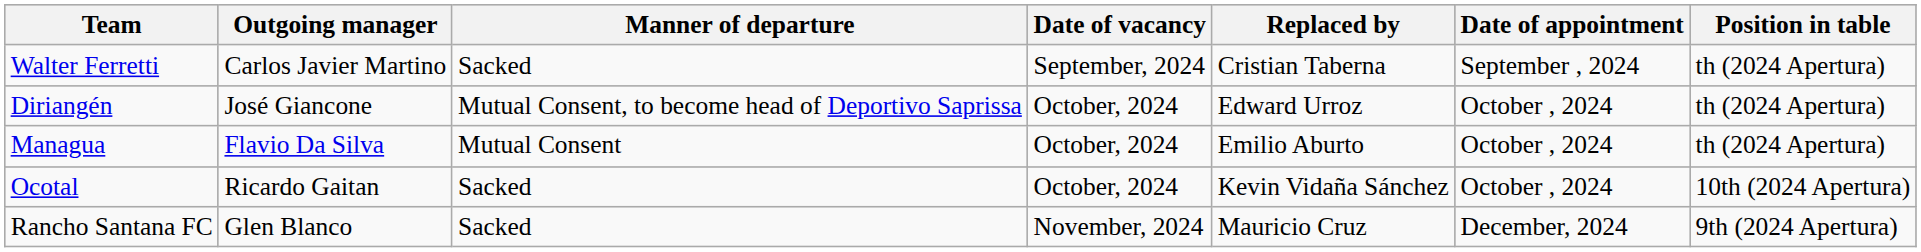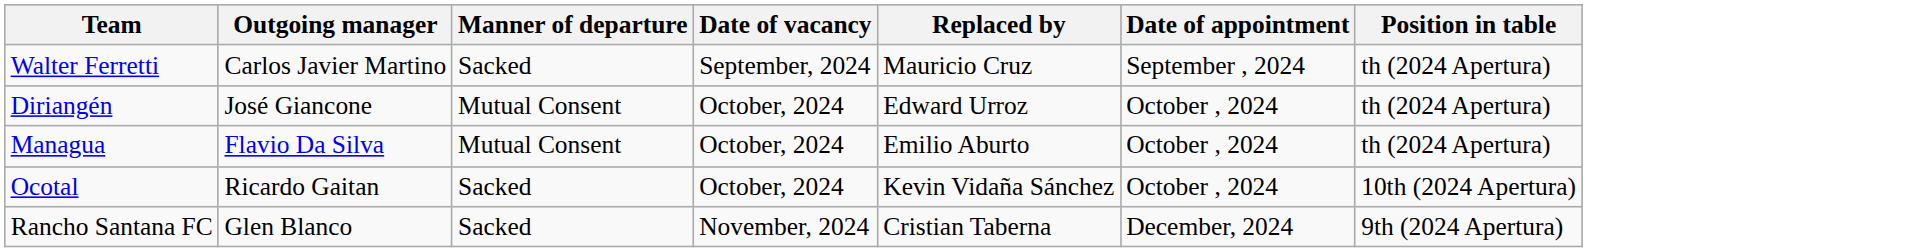(1302, 65) Cristian Taberna -> (958, 65) Mauricio Cruz
(740, 105) Mutual Consent, to become head of Deportivo Saprissa -> (540, 105) Mutual Consent
(1292, 226) Mauricio Cruz -> (967, 226) Cristian Taberna
